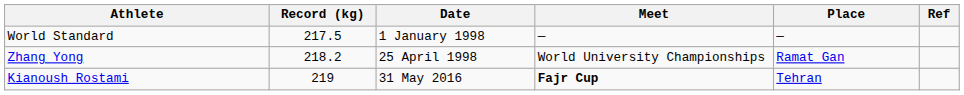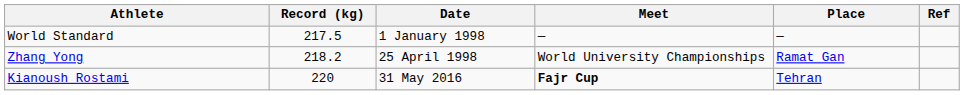(323, 79) 219 -> (323, 79) 220
